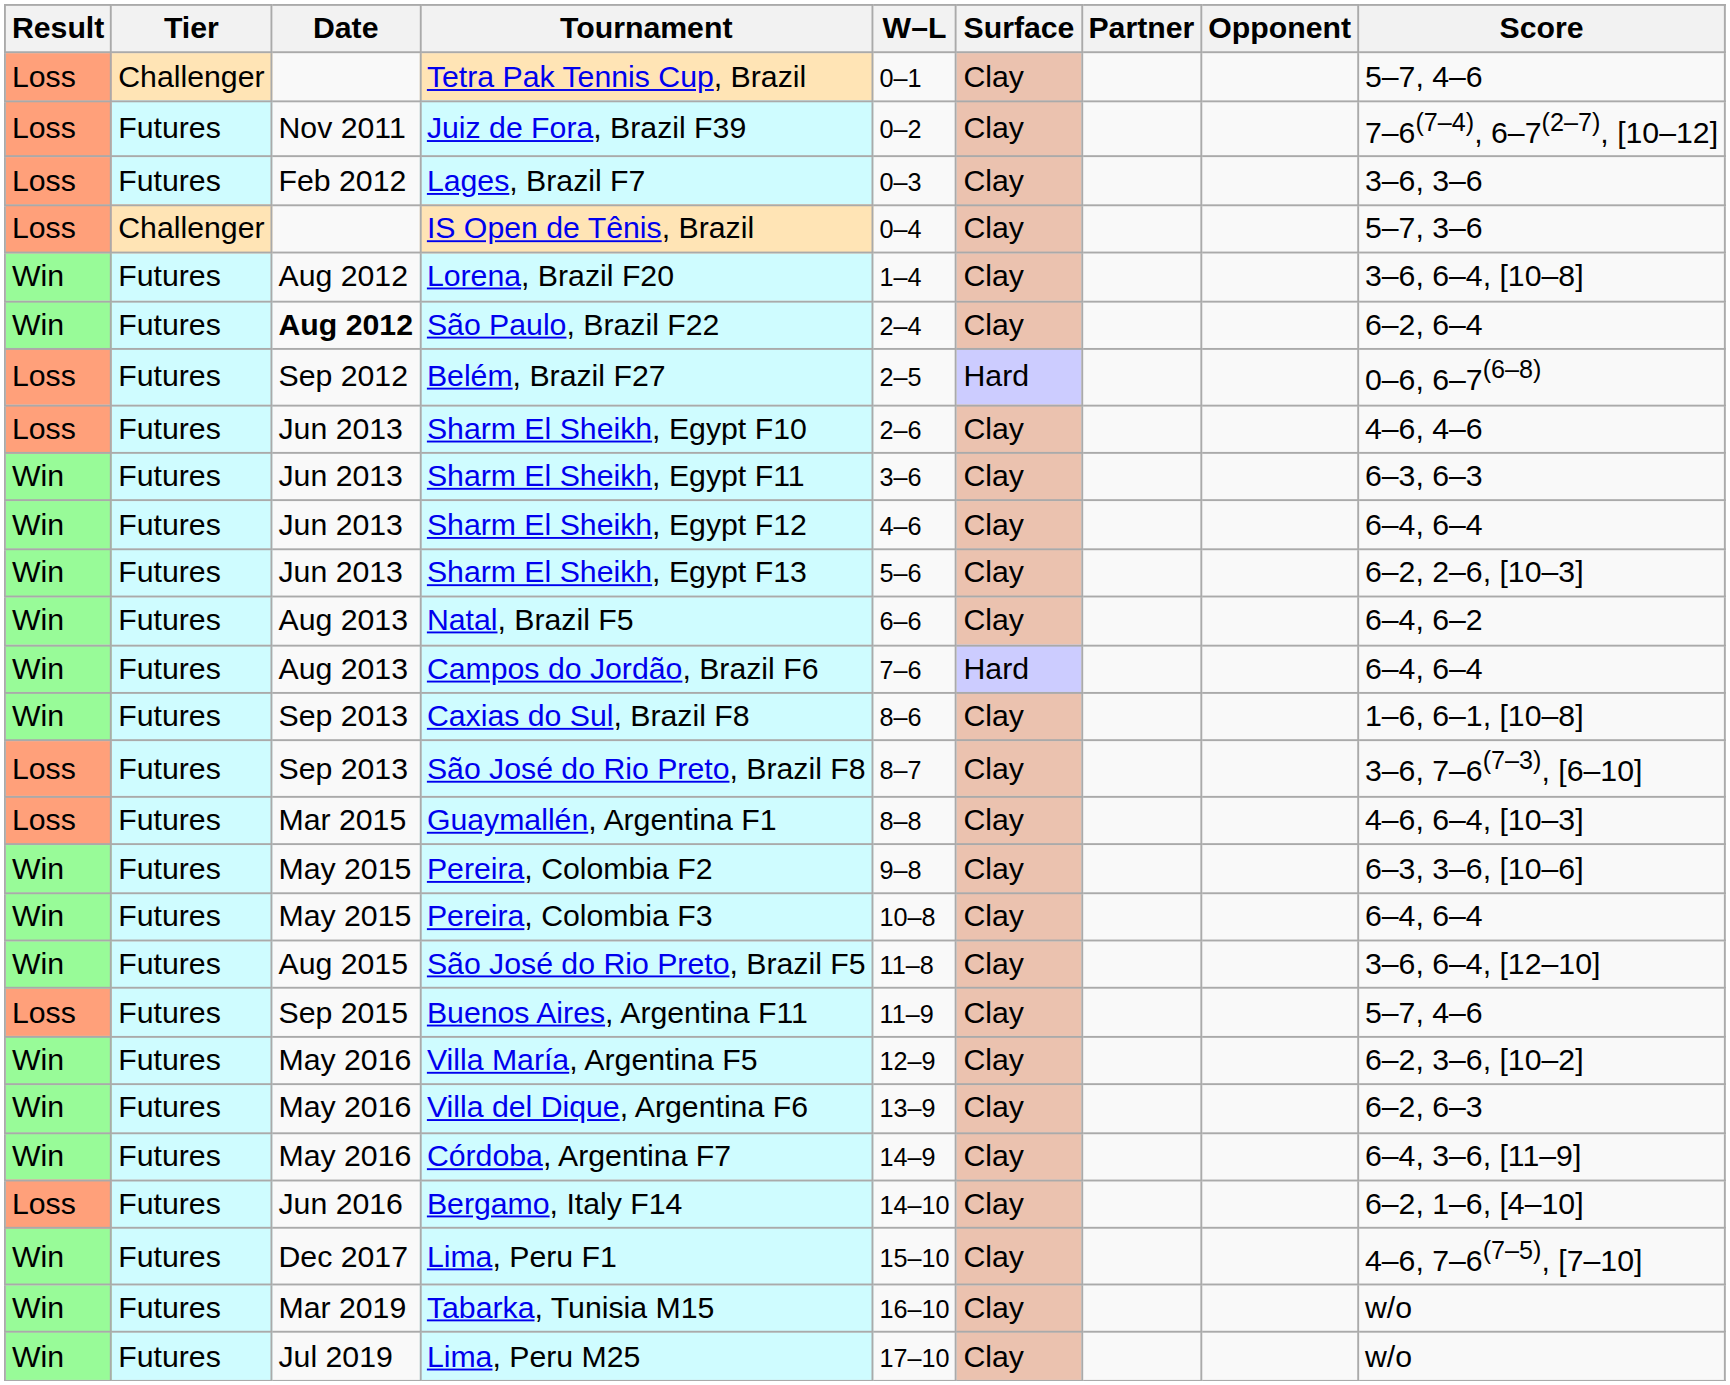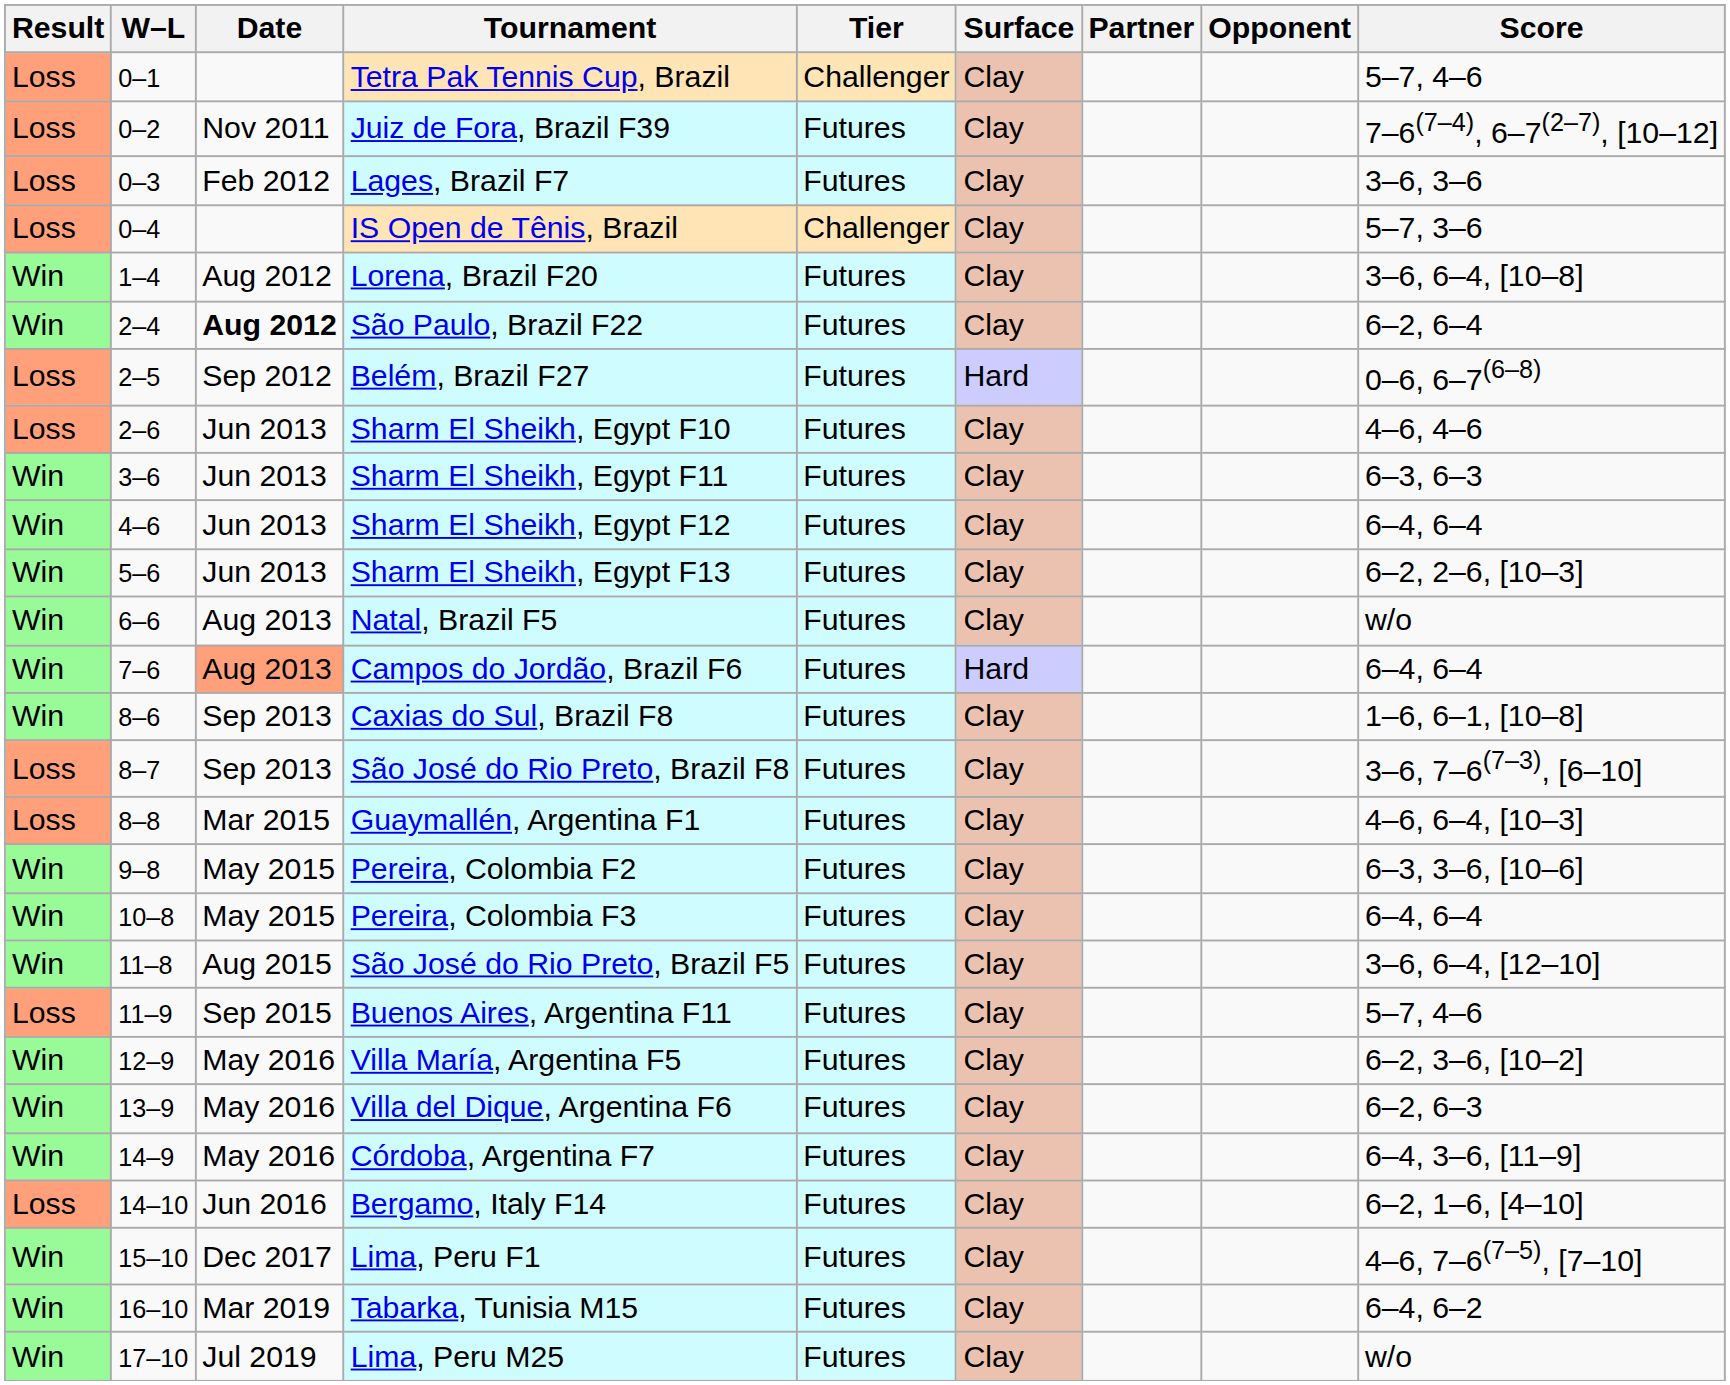columns swapped: (915, 28) <-> (191, 28)
(1424, 620) 6–4, 6–2 -> (1388, 620) w/o
(343, 668) no background -> (267, 668) lightsalmon background
(1388, 1308) w/o -> (1424, 1308) 6–4, 6–2
